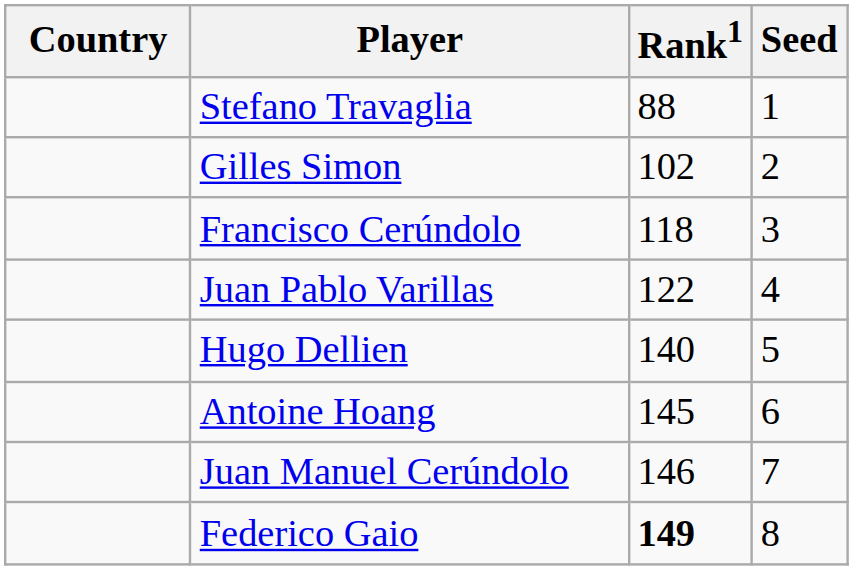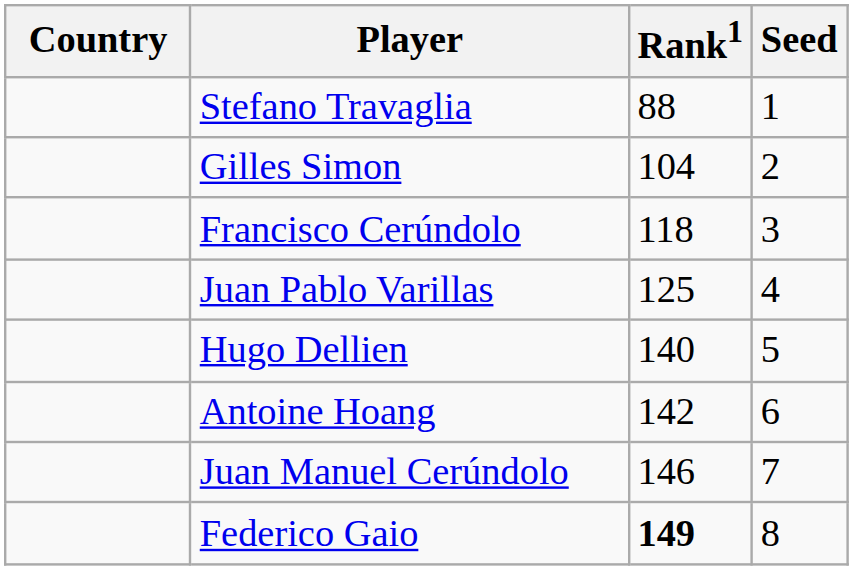(666, 167) 102 -> (666, 167) 104
(666, 288) 122 -> (666, 288) 125
(666, 410) 145 -> (666, 410) 142
